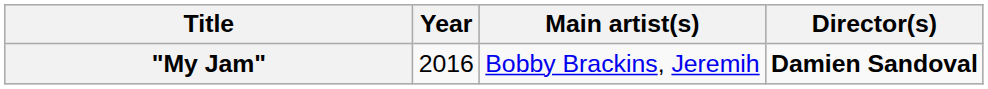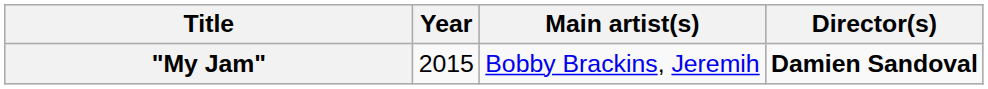(446, 63) 2016 -> (446, 63) 2015
